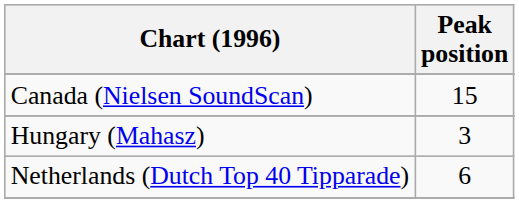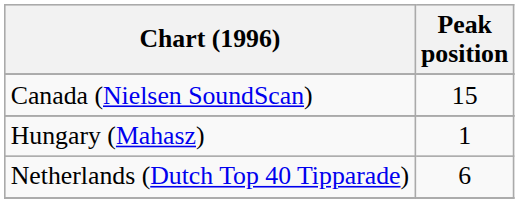(465, 135) 3 -> (465, 135) 1
